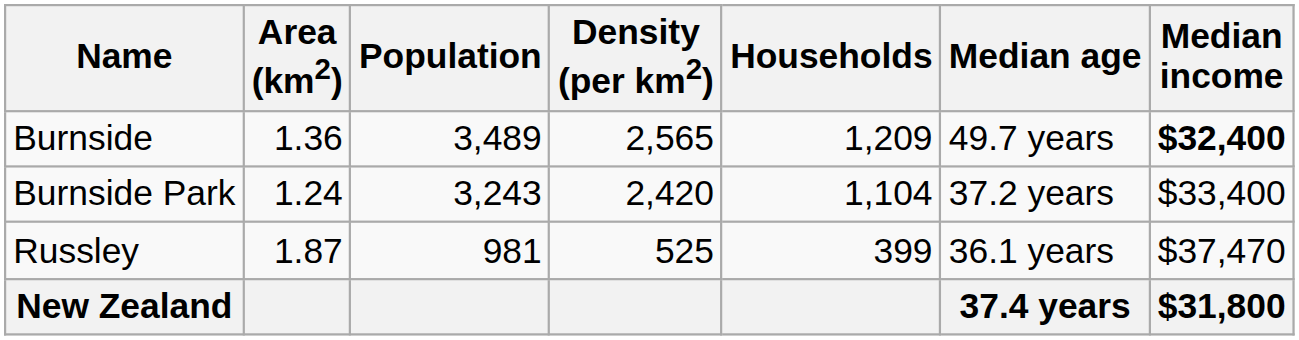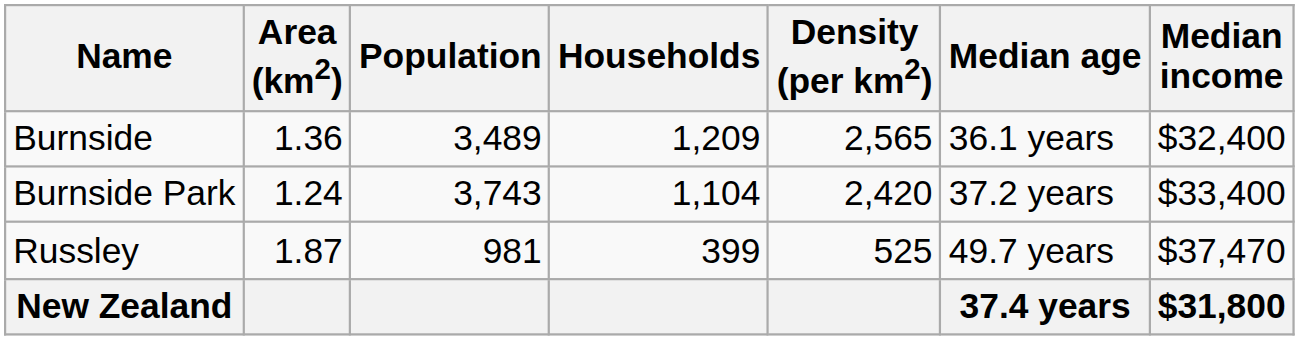columns swapped: (636, 57) <-> (831, 57)
(1031, 137) 49.7 years -> (1031, 137) 36.1 years
(1222, 137) bold -> (1222, 137) normal
(497, 194) 3,243 -> (497, 194) 3,743
(1031, 250) 36.1 years -> (1031, 250) 49.7 years
